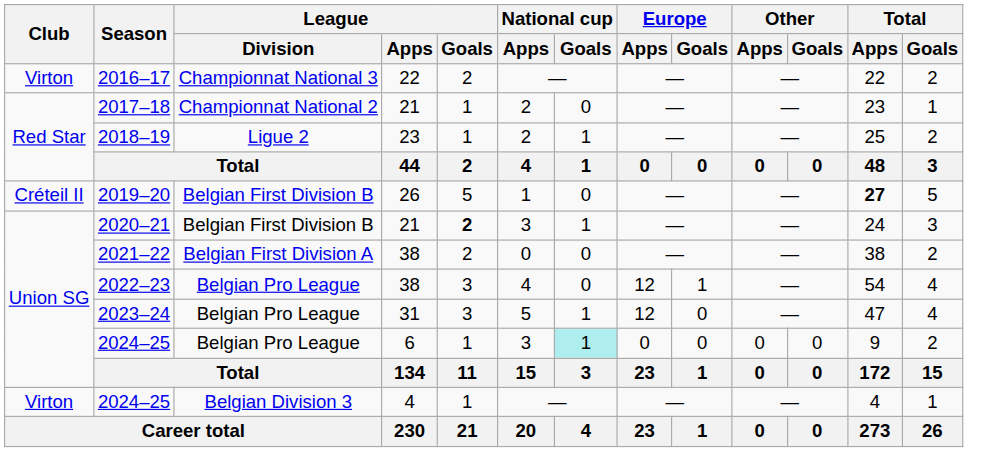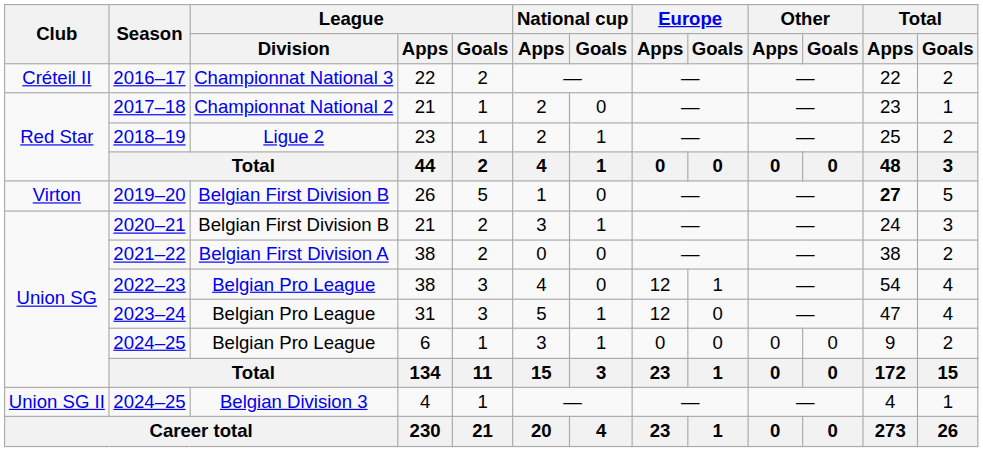(49, 78) Virton -> (57, 78) Créteil II
(49, 195) Créteil II -> (57, 195) Virton
(467, 225) bold -> (483, 225) normal
(586, 343) paleturquoise background -> (601, 343) no background
(49, 401) Virton -> (57, 401) Union SG II
